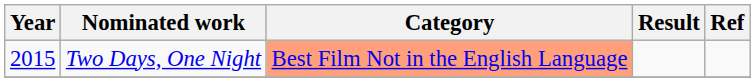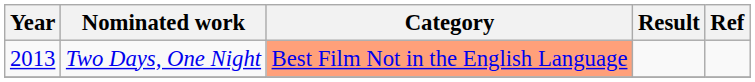(33, 58) 2015 -> (33, 58) 2013
